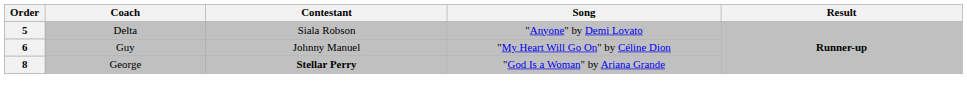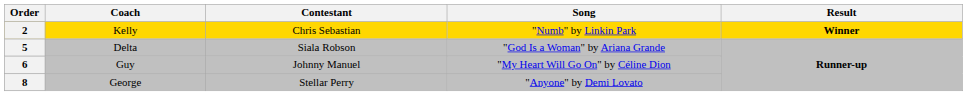+ row: (25, 30)
(584, 30) "Anyone" by Demi Lovato -> (584, 47) "God Is a Woman" by Ariana Grande
(327, 64) bold -> (327, 82) normal
(584, 64) "God Is a Woman" by Ariana Grande -> (584, 82) "Anyone" by Demi Lovato
